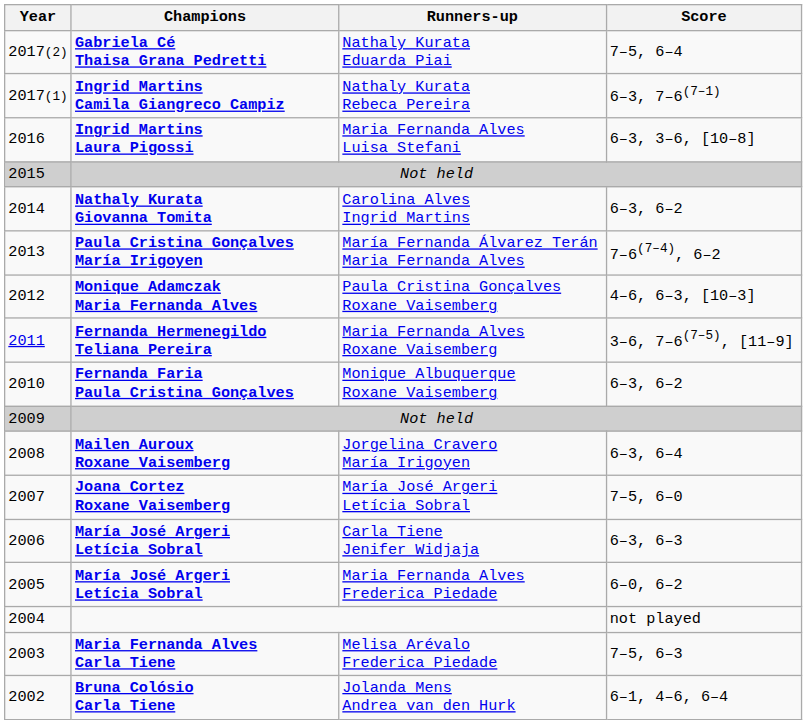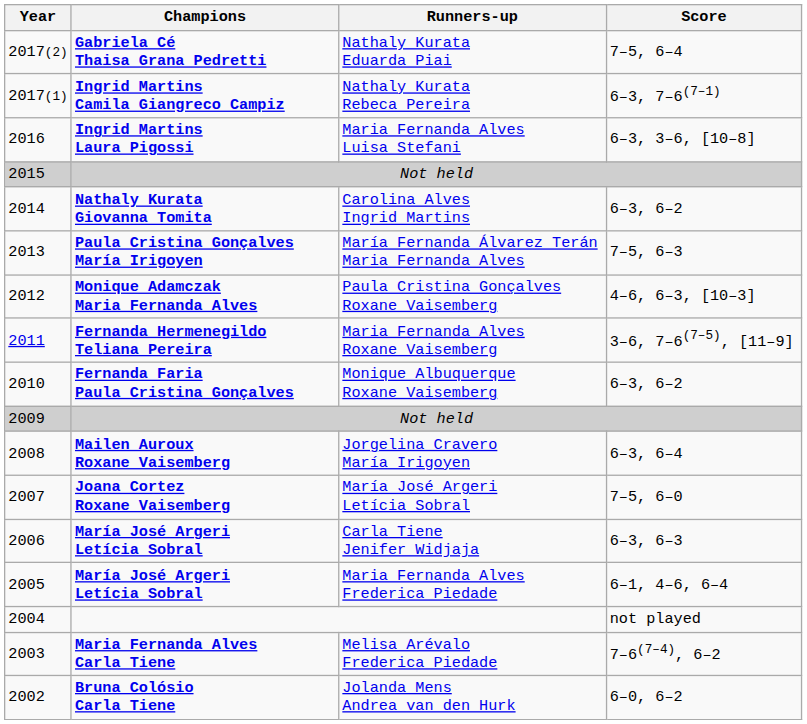(665, 252) 7–6(7–4), 6–2 -> (646, 252) 7–5, 6–3
(646, 584) 6–0, 6–2 -> (669, 584) 6–1, 4–6, 6–4
(646, 653) 7–5, 6–3 -> (665, 653) 7–6(7–4), 6–2
(669, 697) 6–1, 4–6, 6–4 -> (646, 697) 6–0, 6–2
